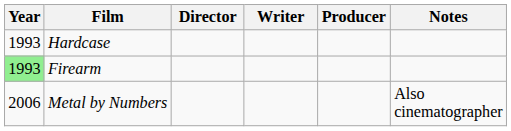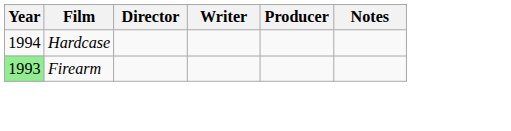(24, 42) 1993 -> (24, 42) 1994
- row: (108, 103)
